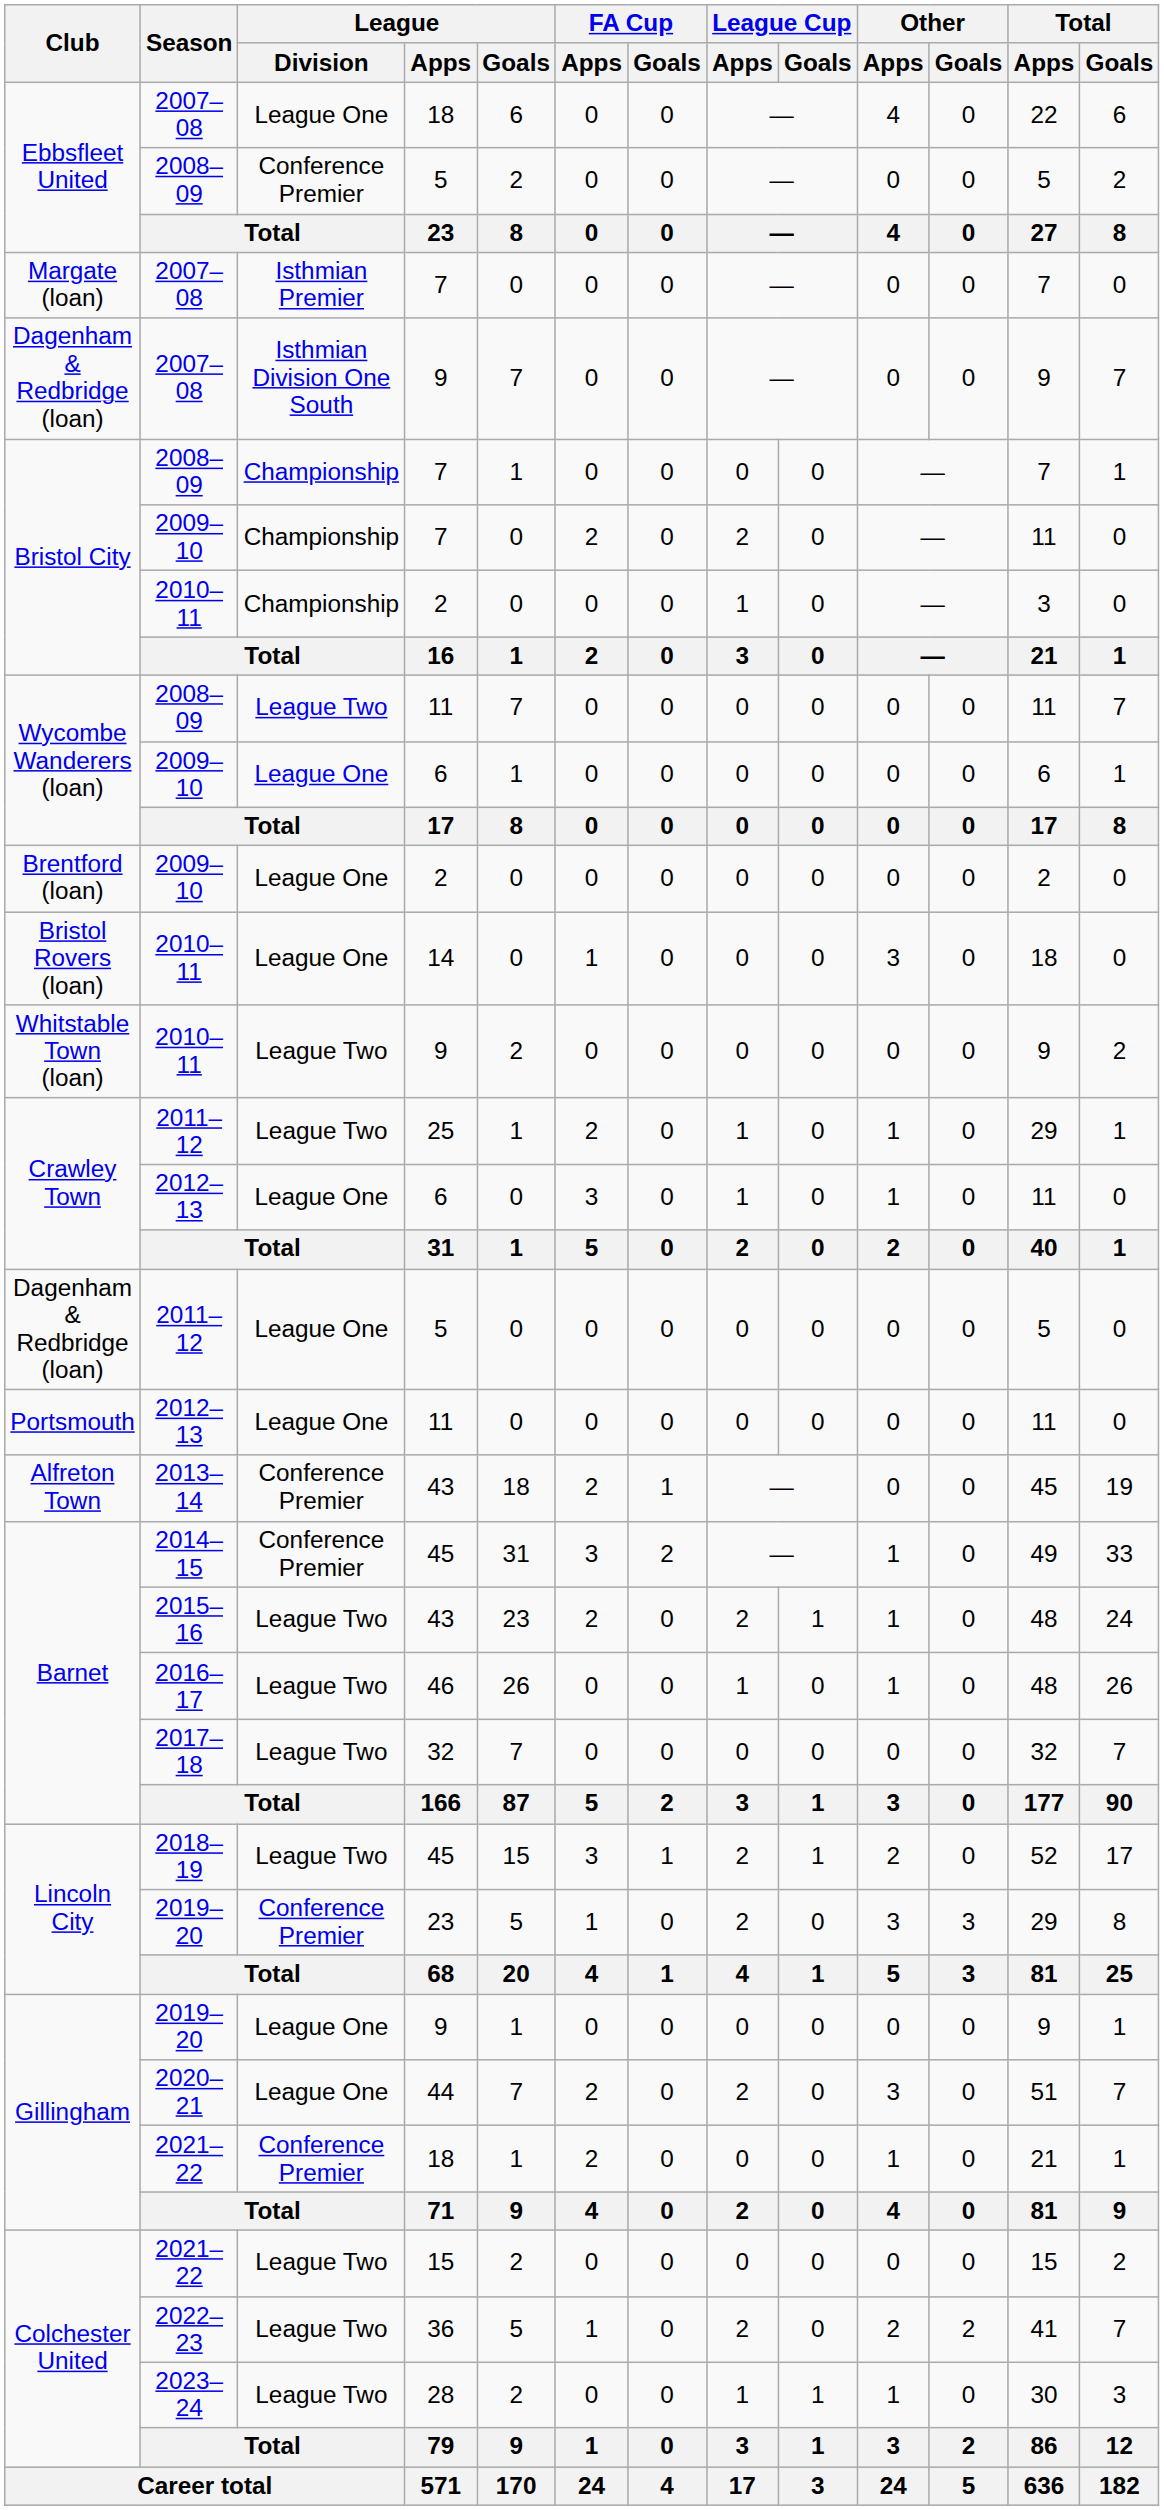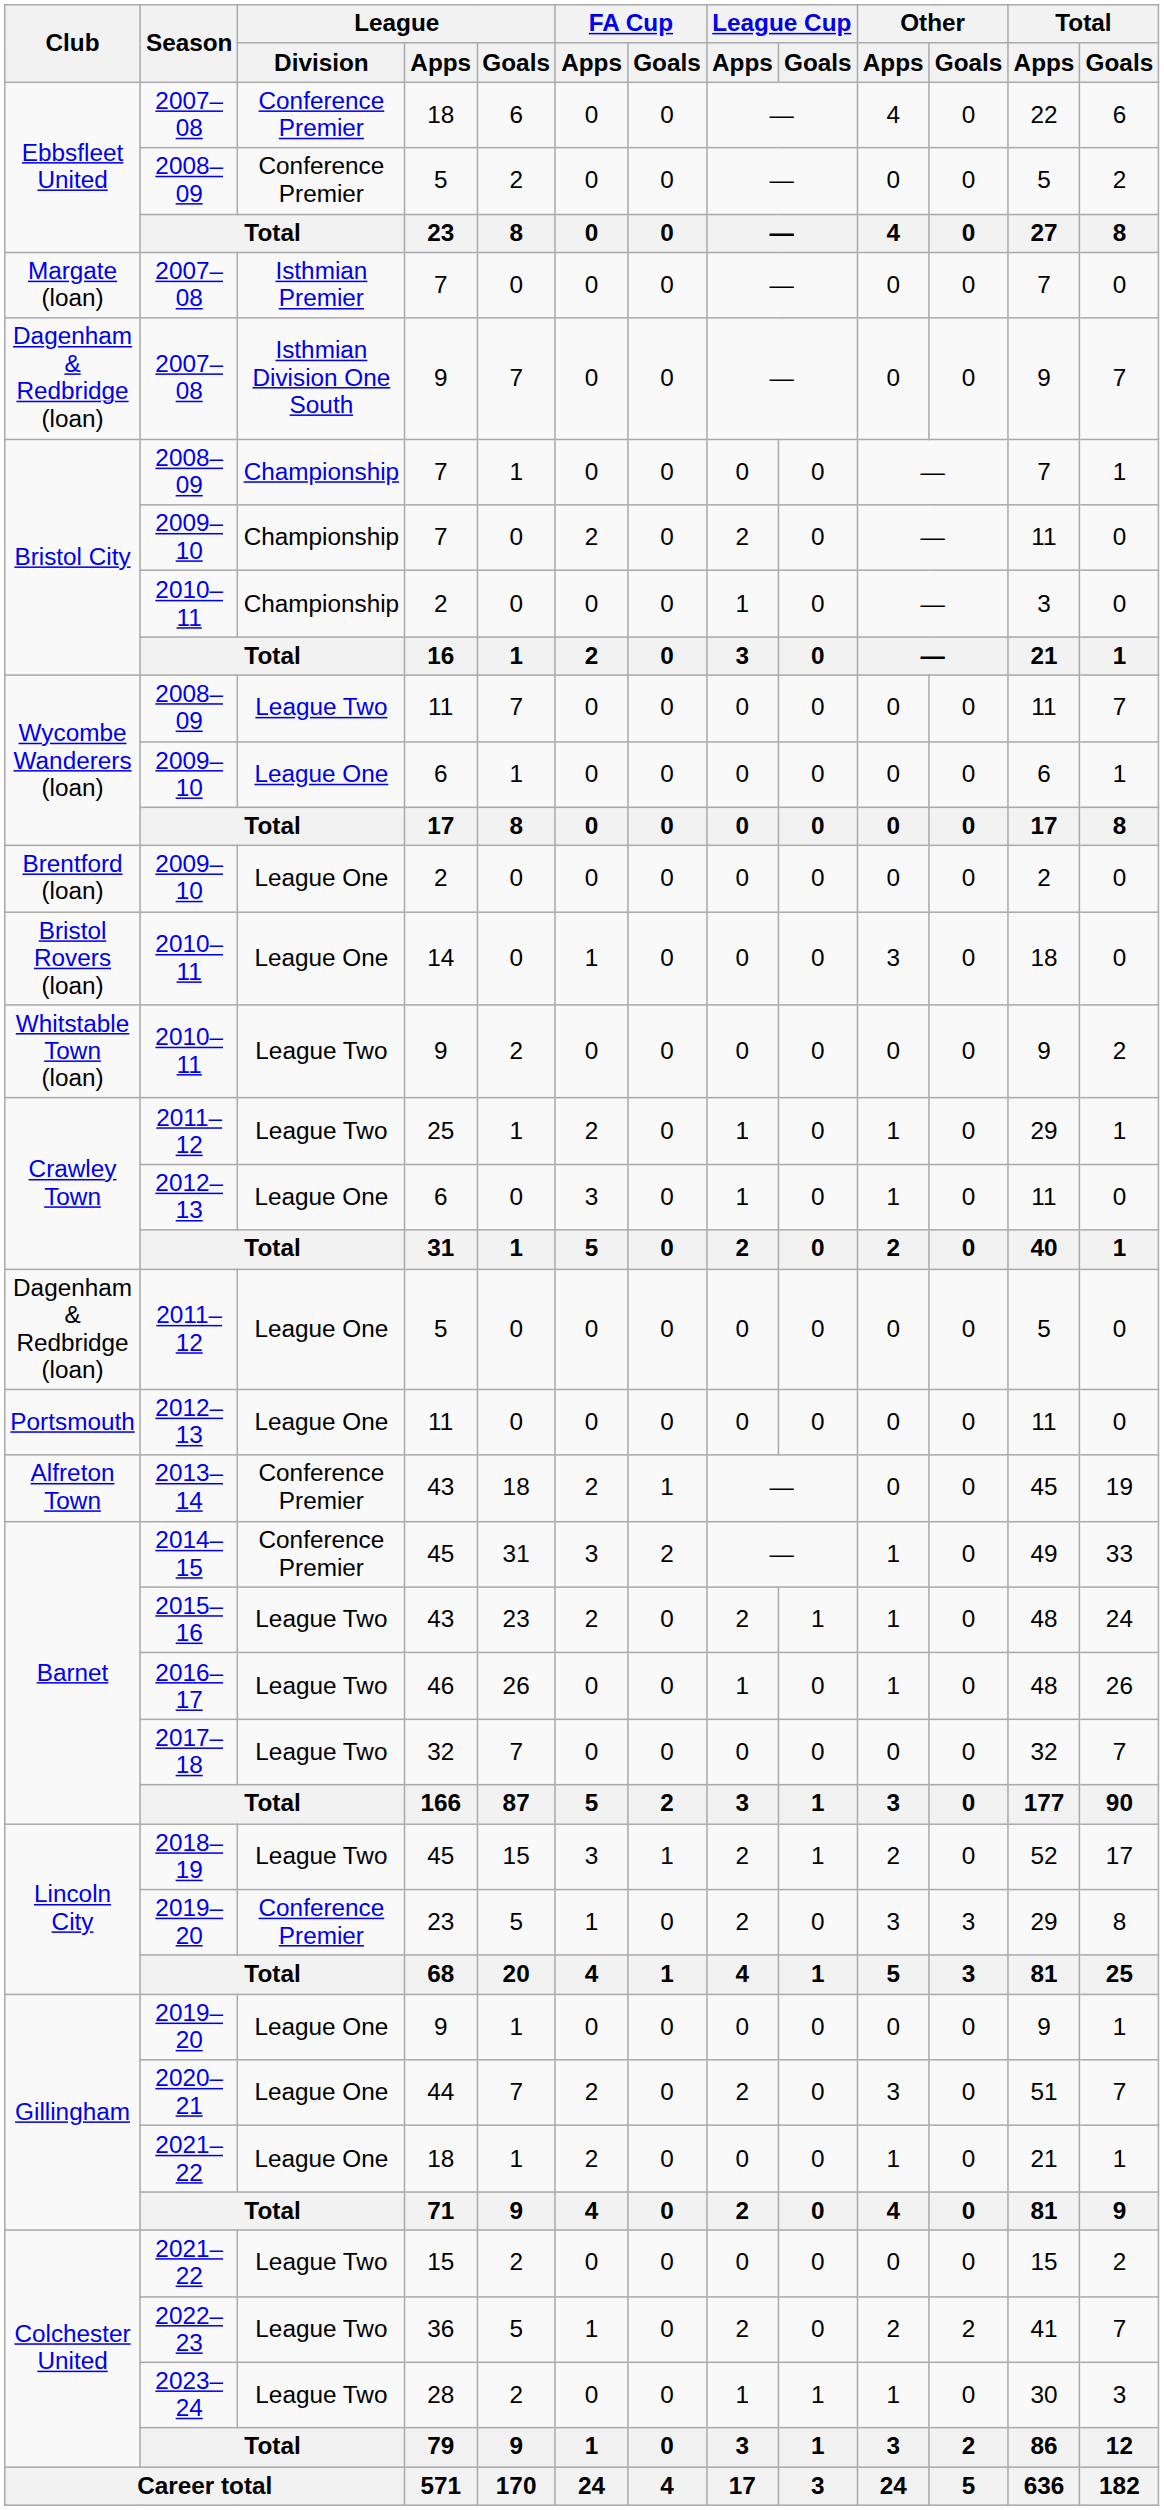(321, 114) League One -> (321, 114) Conference Premier
(321, 2158) Conference Premier -> (321, 2158) League One
